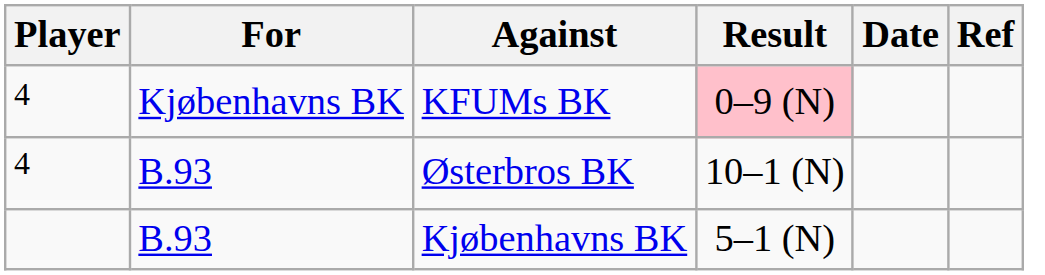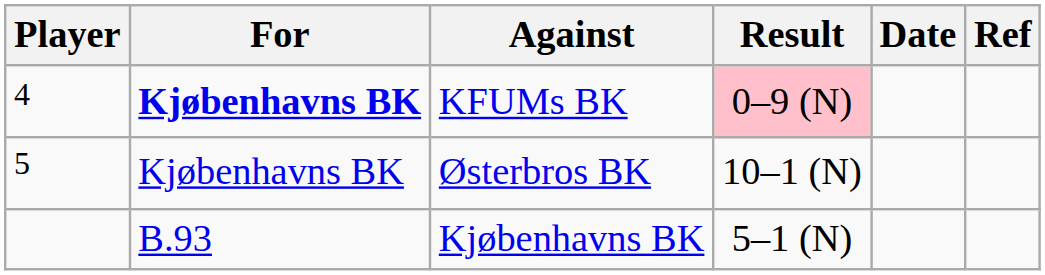(271, 101) normal -> (280, 101) bold
(22, 164) 4 -> (22, 164) 5
(175, 172) B.93 -> (271, 172) Kjøbenhavns BK
